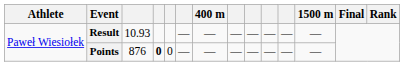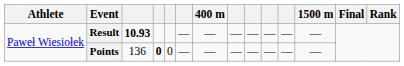(137, 33) normal -> (137, 33) bold
(137, 52) 876 -> (137, 52) 136
